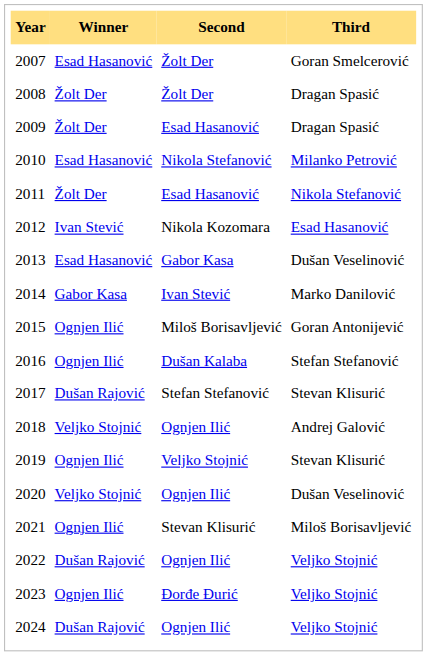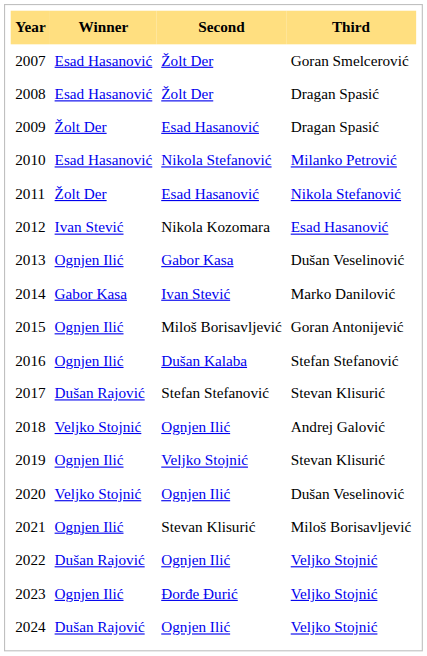(81, 94) Žolt Der -> (103, 94) Esad Hasanović
(103, 260) Esad Hasanović -> (89, 260) Ognjen Ilić
